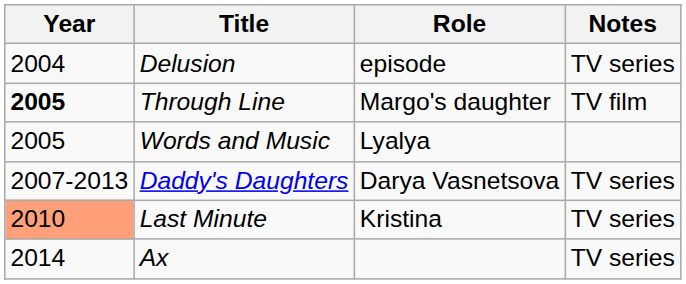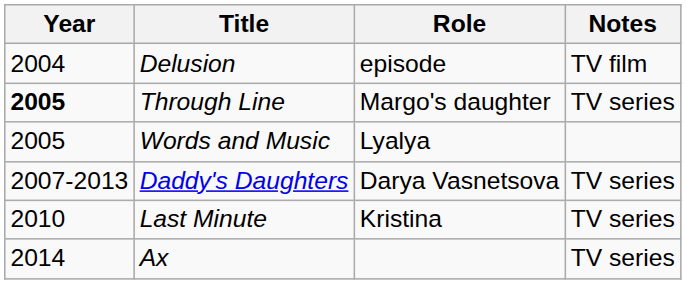(623, 63) TV series -> (609, 63) TV film
(609, 102) TV film -> (623, 102) TV series
(38, 219) lightsalmon background -> (38, 219) no background
